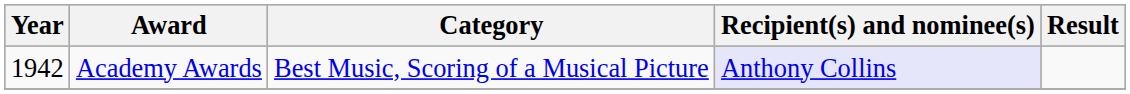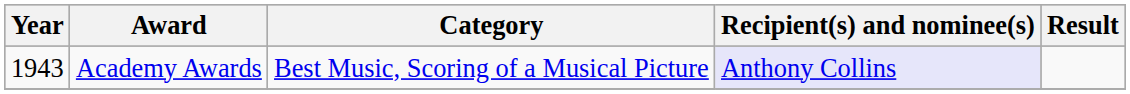(37, 67) 1942 -> (37, 67) 1943
